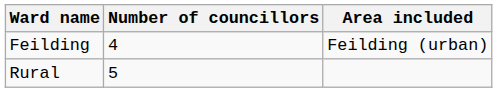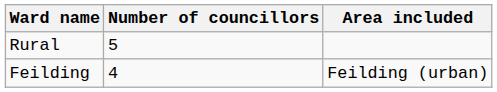rows swapped: (50, 46) <-> (35, 73)
